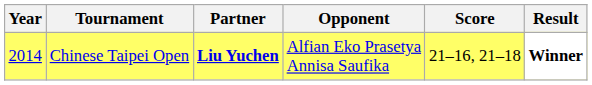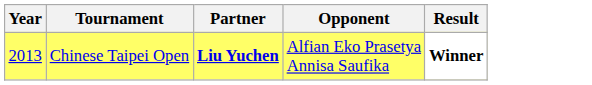- column: (475, 18)
(25, 56) 2014 -> (25, 56) 2013
